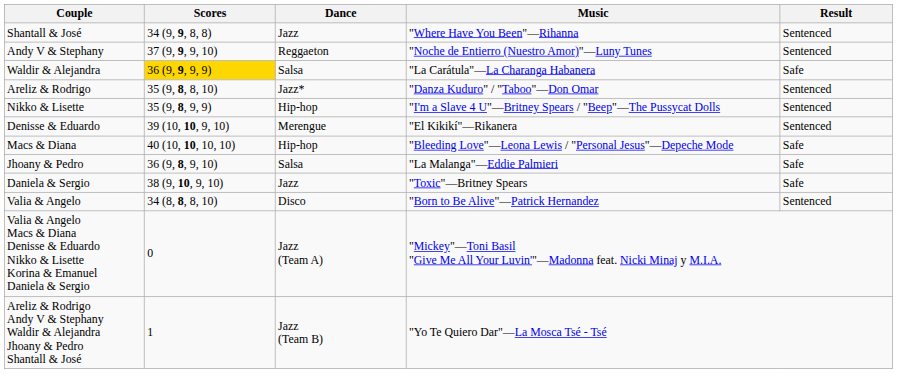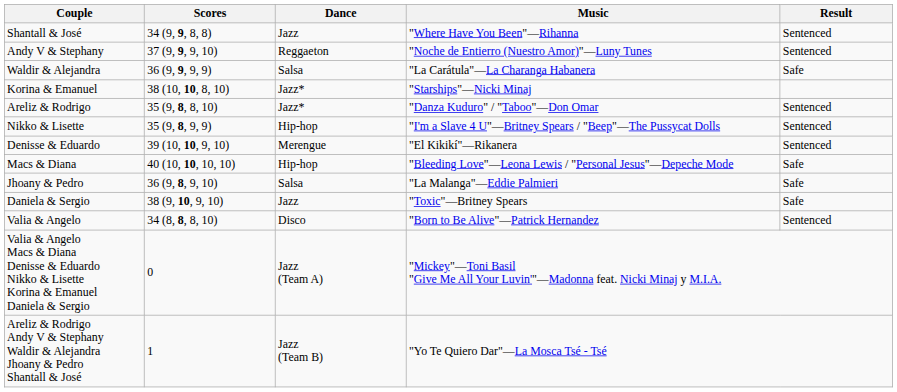(179, 70) gold background -> (179, 70) no background
+ row: (52, 88)
